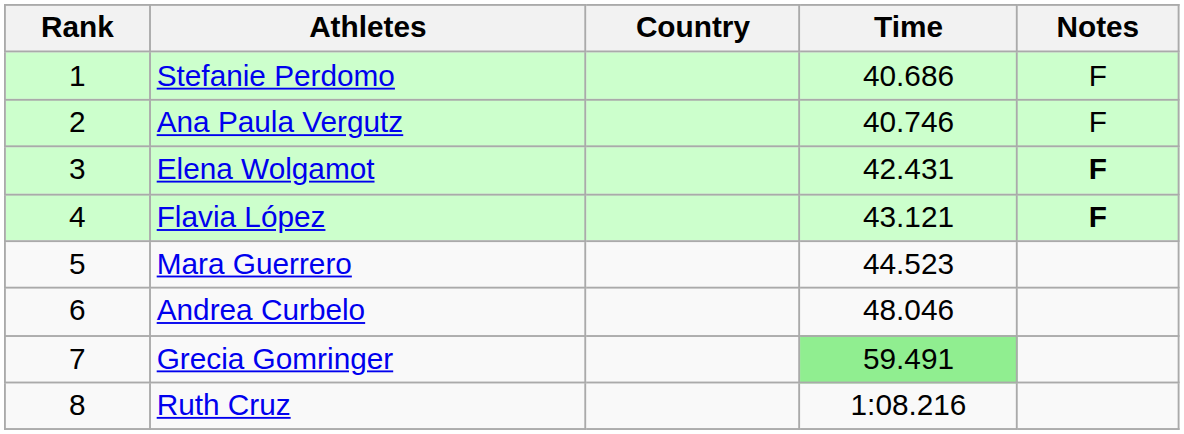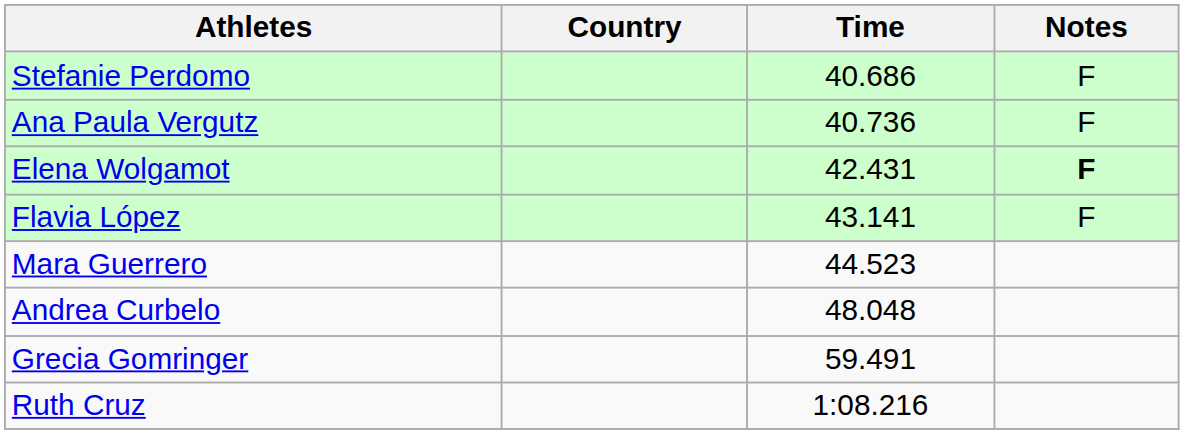- column: (77, 28)
(908, 122) 40.746 -> (870, 122) 40.736
(908, 216) 43.121 -> (870, 216) 43.141
(1098, 216) bold -> (1086, 216) normal
(908, 311) 48.046 -> (870, 311) 48.048
(908, 358) lightgreen background -> (870, 358) no background
